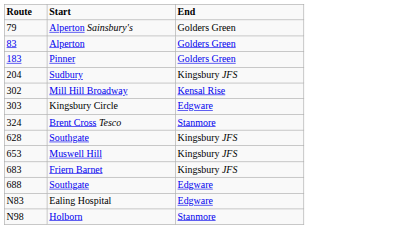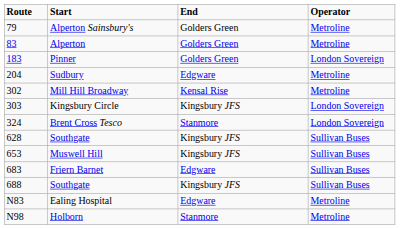+ column: (330, 12)
(207, 75) Kingsbury JFS -> (198, 75) Edgware
(195, 106) Edgware -> (210, 106) Kingsbury JFS
(207, 169) Kingsbury JFS -> (198, 169) Edgware
(195, 185) Edgware -> (210, 185) Kingsbury JFS
